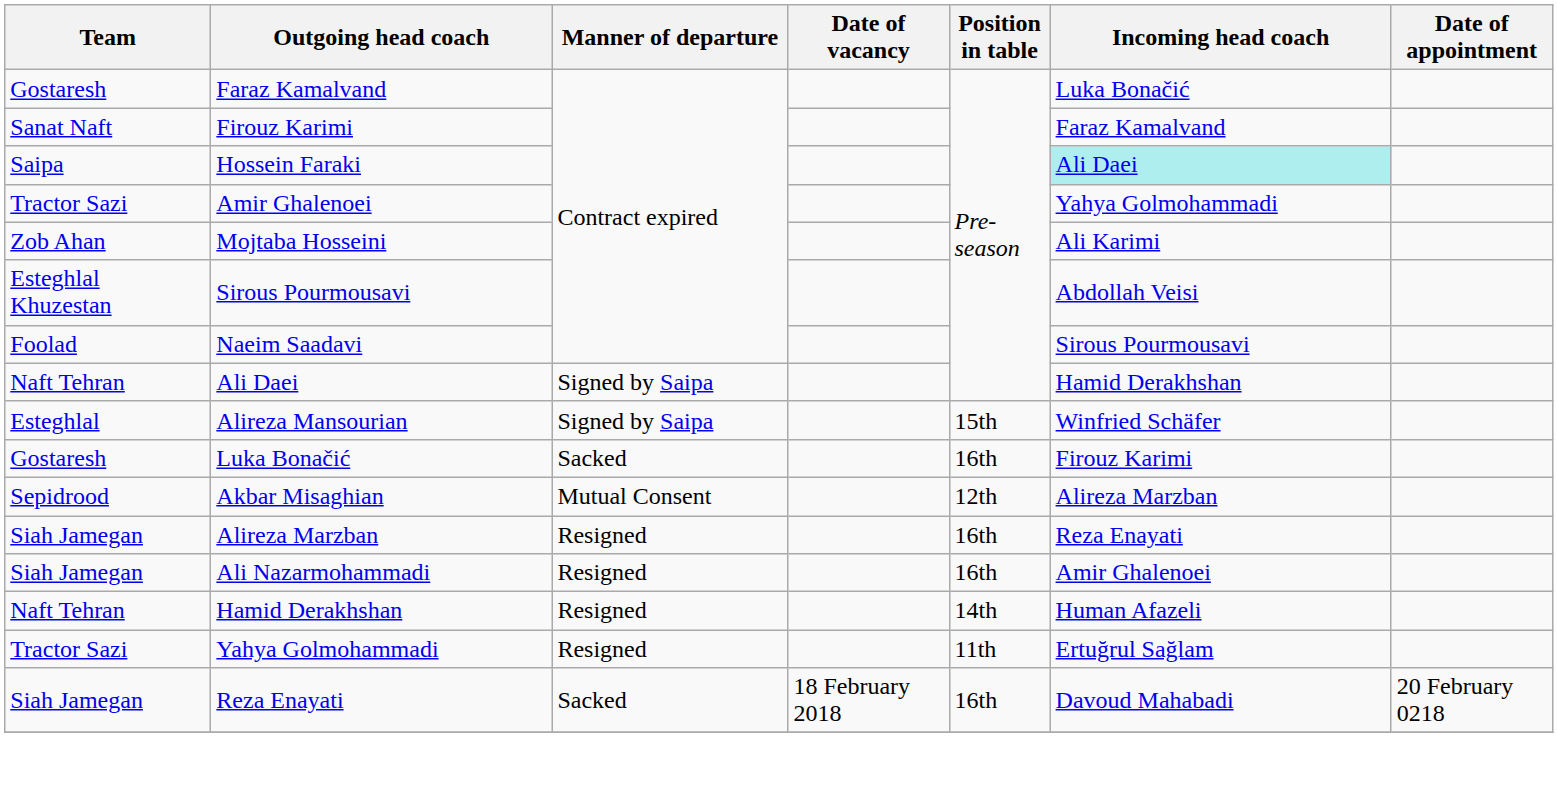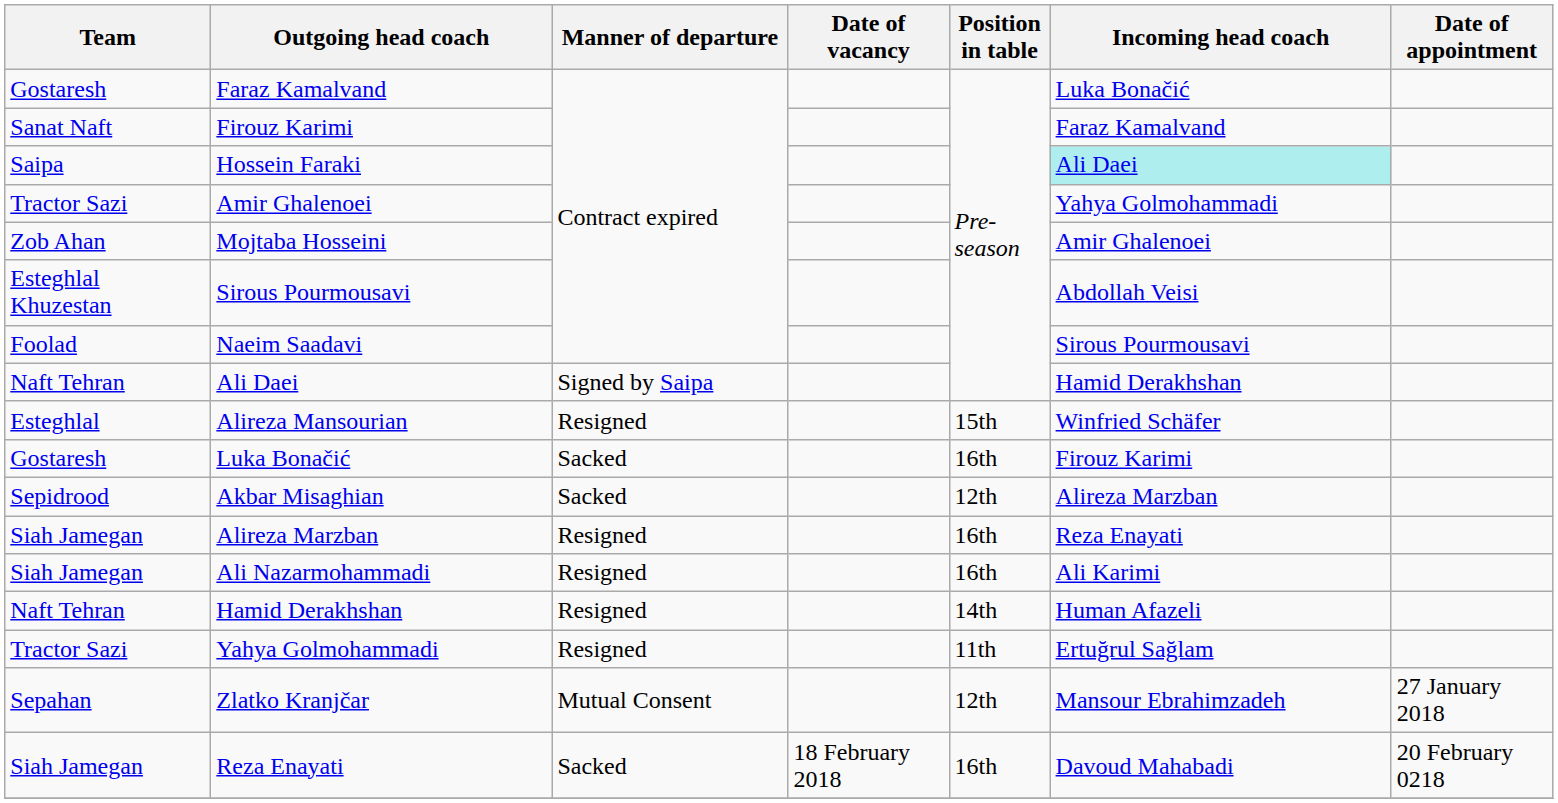(1108, 240) Ali Karimi -> (1133, 240) Amir Ghalenoei
(635, 420) Signed by Saipa -> (602, 420) Resigned
(634, 496) Mutual Consent -> (592, 496) Sacked
(1133, 572) Amir Ghalenoei -> (1108, 572) Ali Karimi
+ row: (293, 700)
